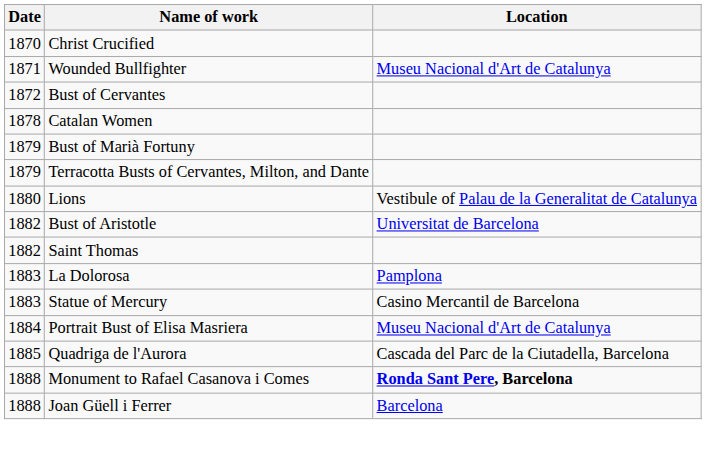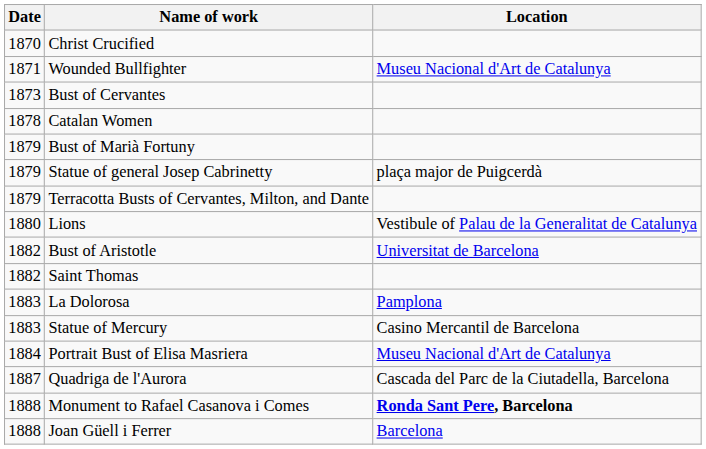(25, 95) 1872 -> (25, 95) 1873
+ row: (160, 172)
(25, 353) 1885 -> (25, 379) 1887
